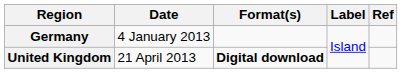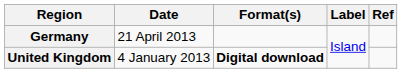(164, 36) 4 January 2013 -> (157, 36) 21 April 2013
(157, 57) 21 April 2013 -> (164, 57) 4 January 2013
